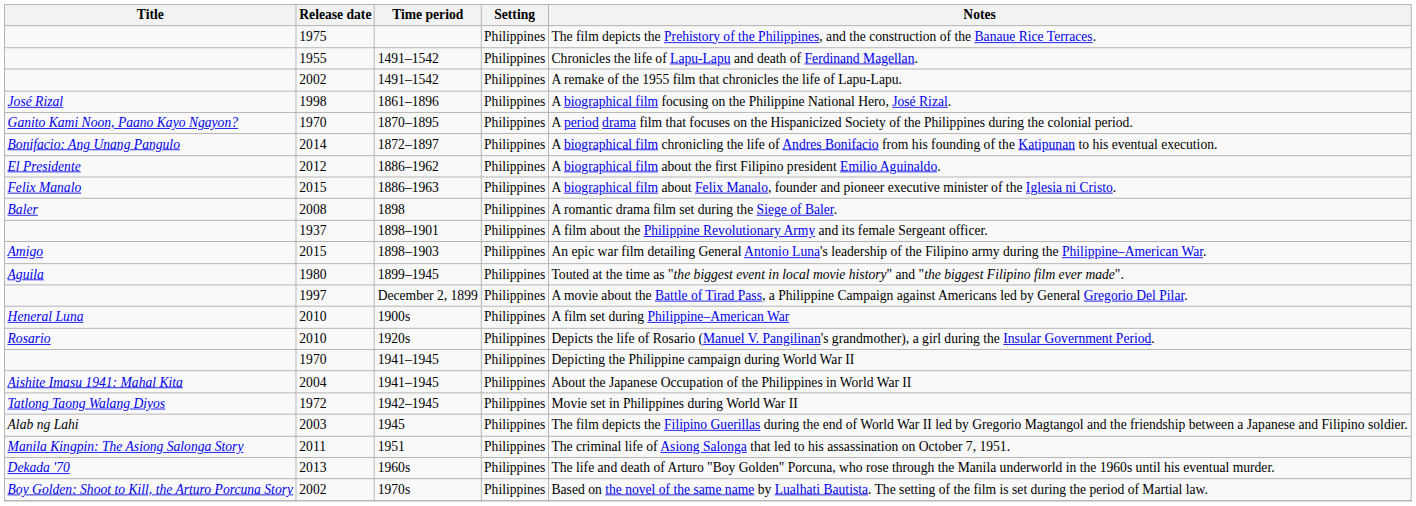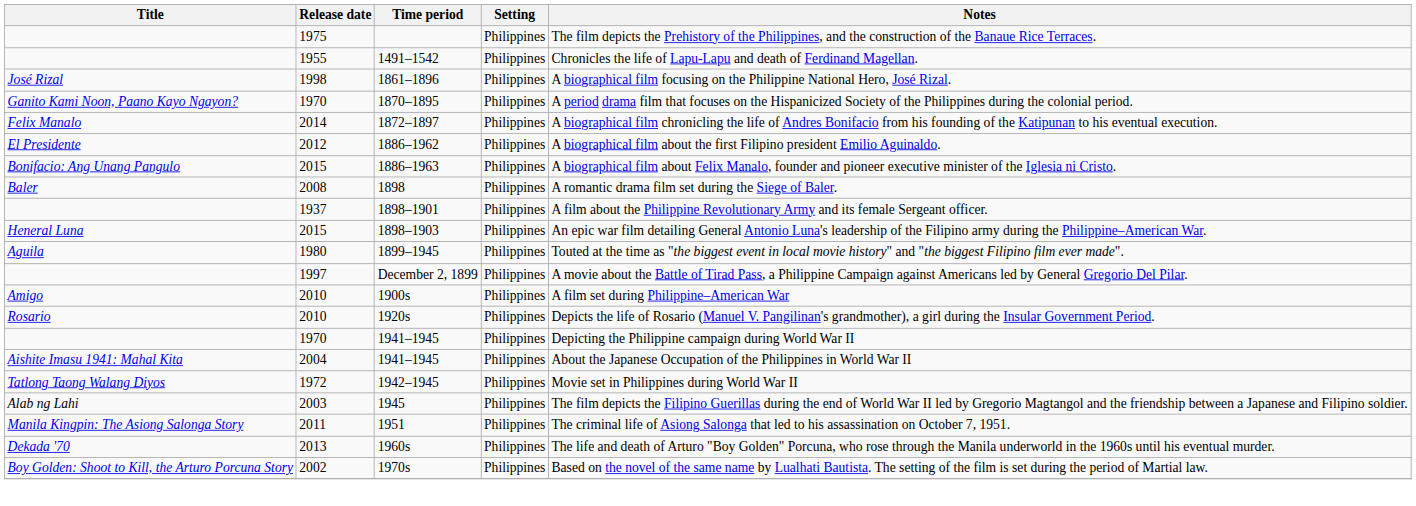- row: (313, 79)
(94, 144) Bonifacio: Ang Unang Pangulo -> (44, 123) Felix Manalo
(44, 187) Felix Manalo -> (94, 166) Bonifacio: Ang Unang Pangulo
(25, 252) Amigo -> (46, 230) Heneral Luna
(46, 317) Heneral Luna -> (25, 295) Amigo
